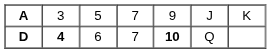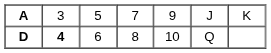(135, 37) 7 -> (135, 37) 8
(172, 37) bold -> (172, 37) normal
